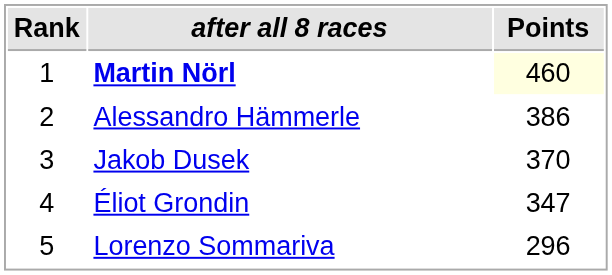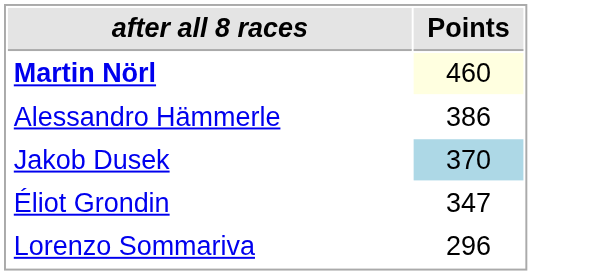- column: (47, 28)
(548, 160) no background -> (469, 160) lightblue background
